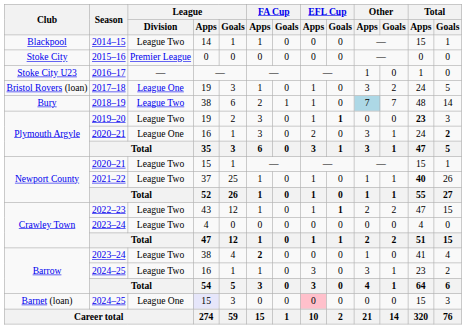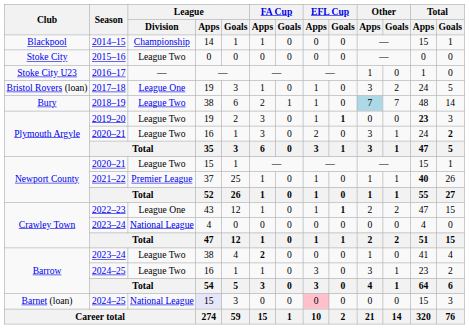(161, 42) League Two -> (162, 42) Championship
(161, 57) Premier League -> (162, 57) League Two
(161, 133) League One -> (162, 133) League Two
(161, 179) League Two -> (162, 179) Premier League
(161, 210) League Two -> (162, 210) League One
(161, 225) League Two -> (162, 225) National League
(161, 301) League One -> (162, 301) National League
